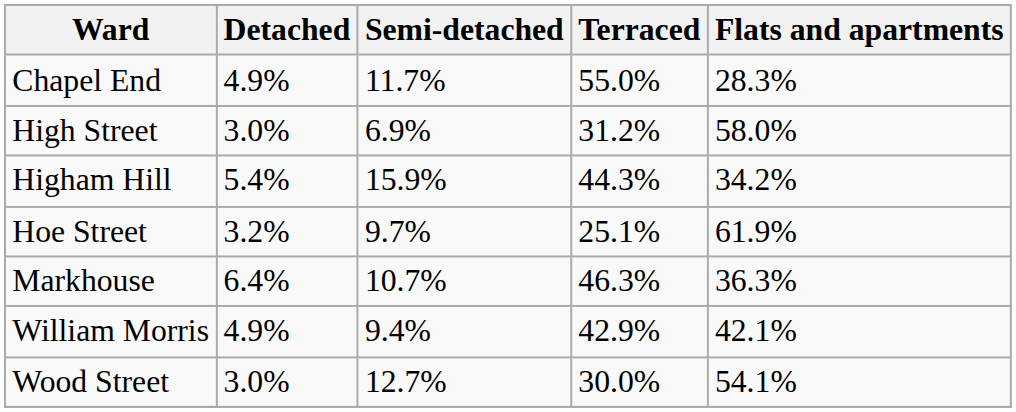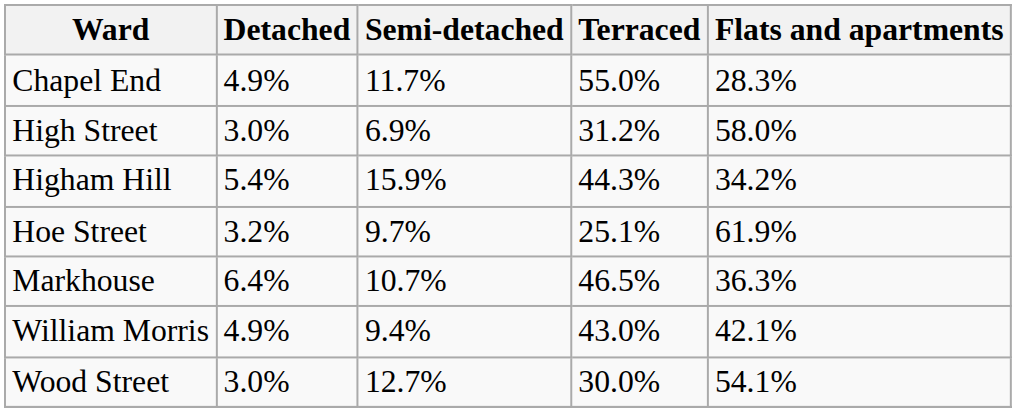(619, 280) 46.3% -> (619, 280) 46.5%
(619, 331) 42.9% -> (619, 331) 43.0%
